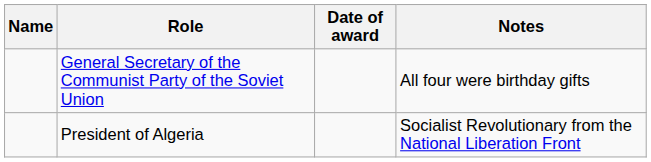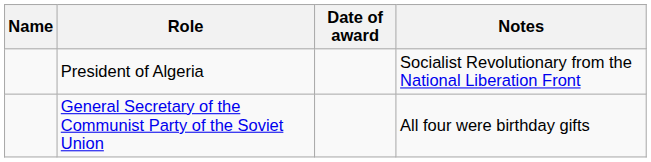rows swapped: (132, 134) <-> (172, 80)
